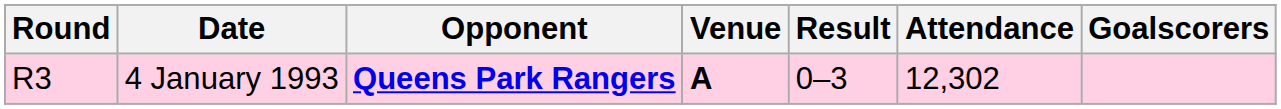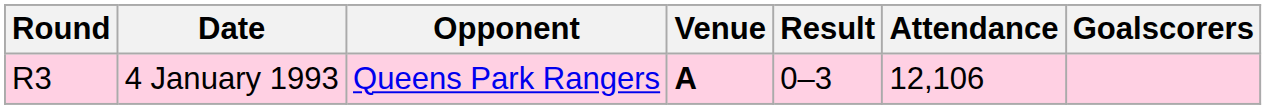(514, 78) bold -> (507, 78) normal
(952, 78) 12,302 -> (937, 78) 12,106
